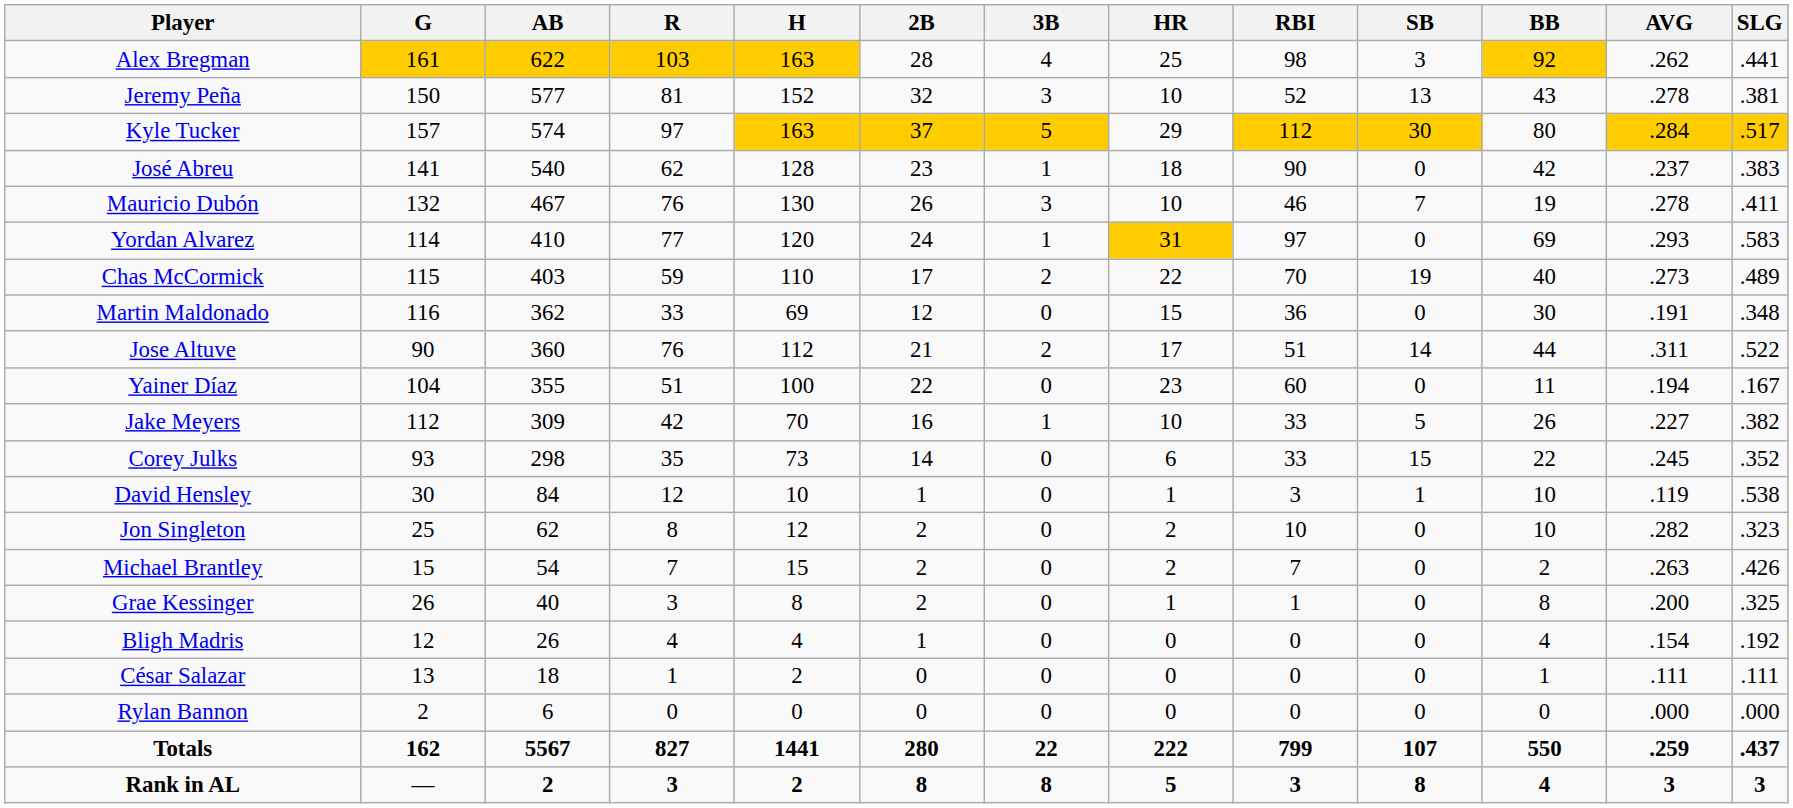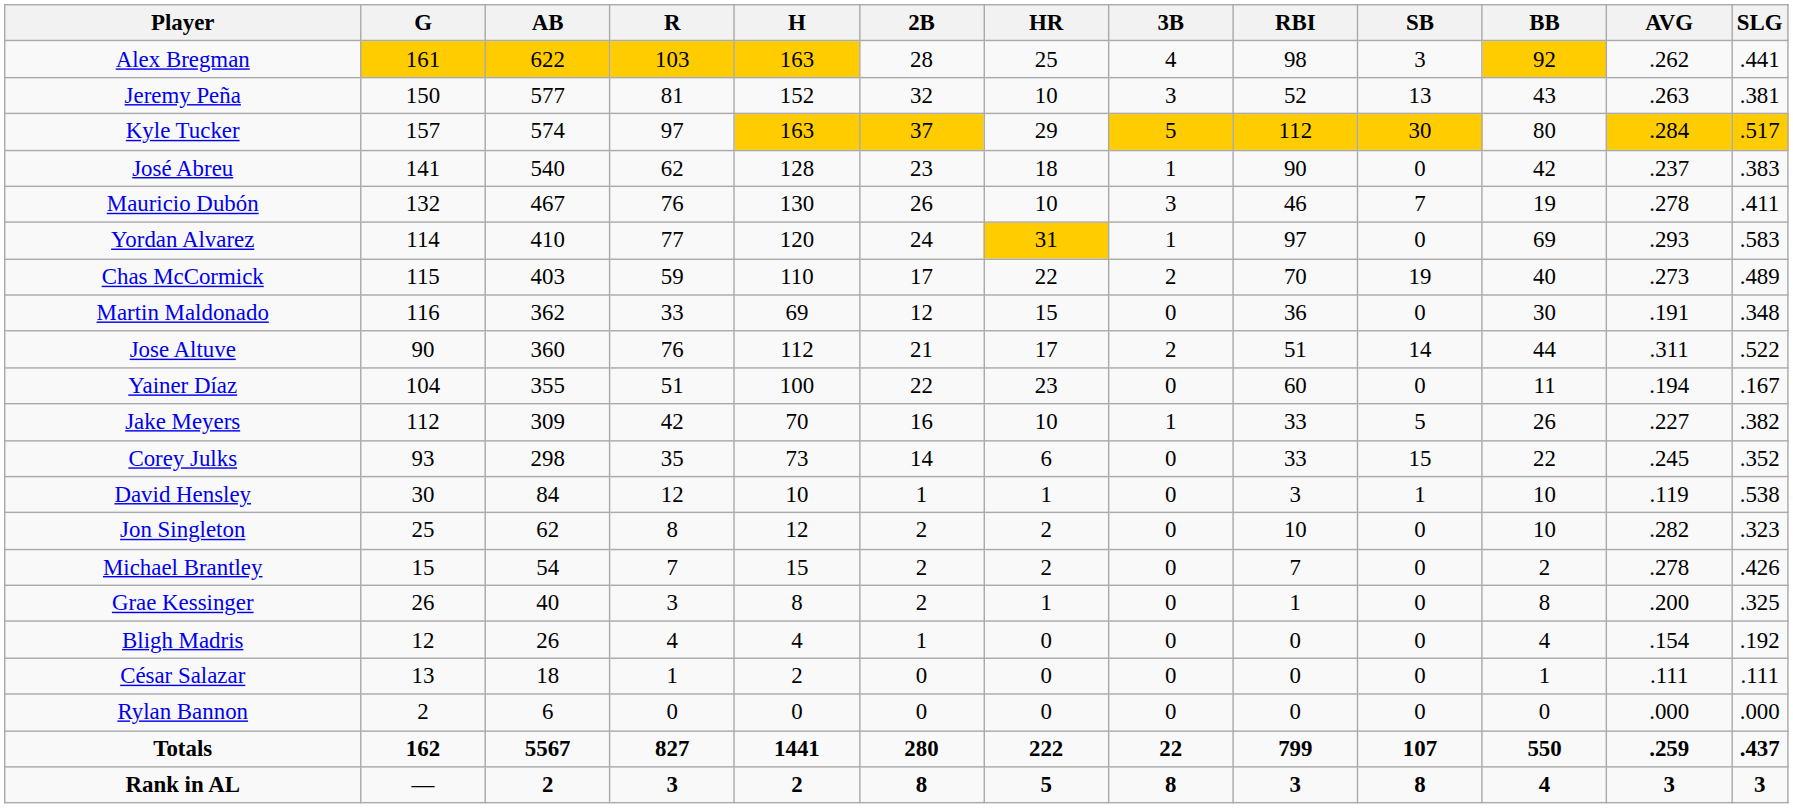columns swapped: (1046, 22) <-> (1171, 22)
(1669, 95) .278 -> (1669, 95) .263
(1669, 566) .263 -> (1669, 566) .278
